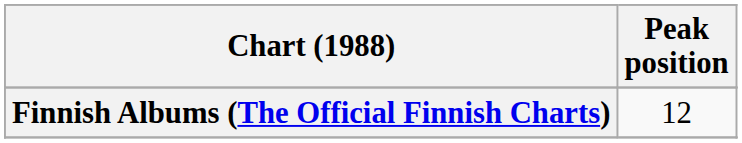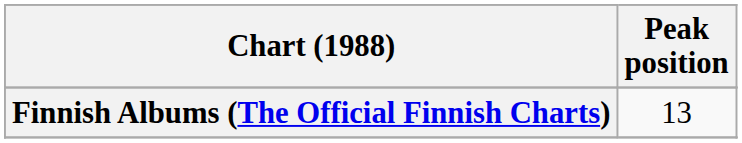(677, 112) 12 -> (677, 112) 13
